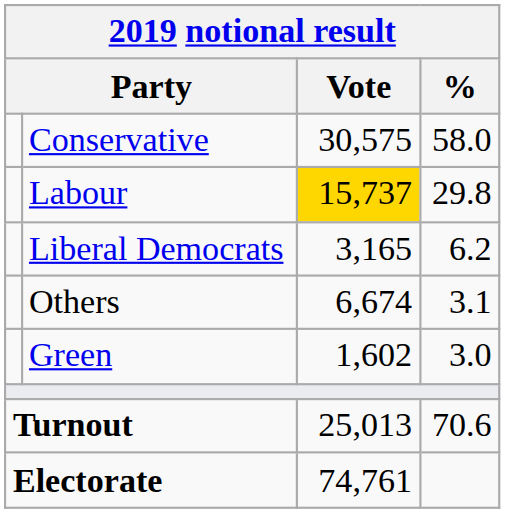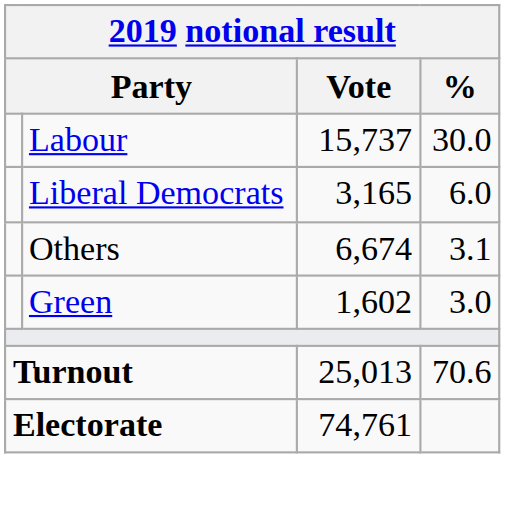- row: (119, 139)
(365, 193) gold background -> (365, 139) no background
(462, 193) 29.8 -> (462, 139) 30.0
(470, 247) 6.2 -> (470, 193) 6.0
